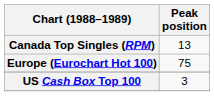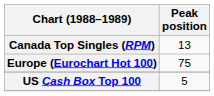(185, 81) 3 -> (185, 81) 5
